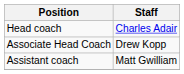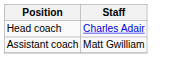- row: (59, 45)
